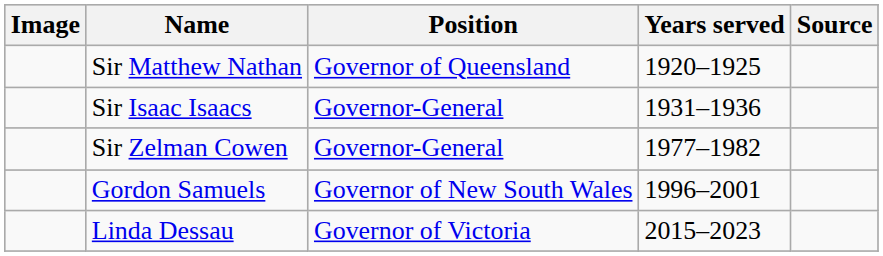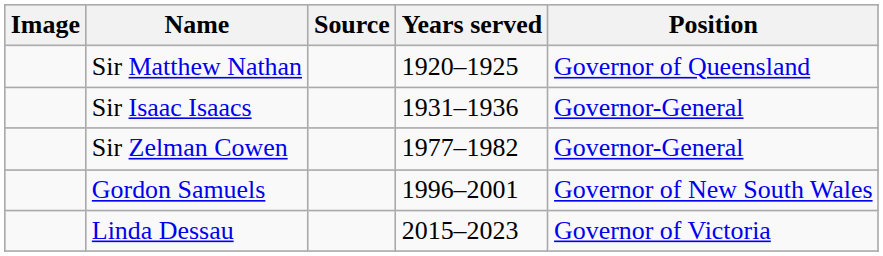columns swapped: (473, 25) <-> (835, 25)
